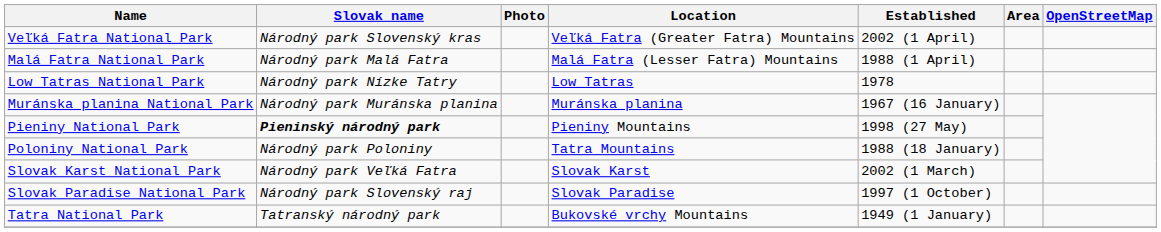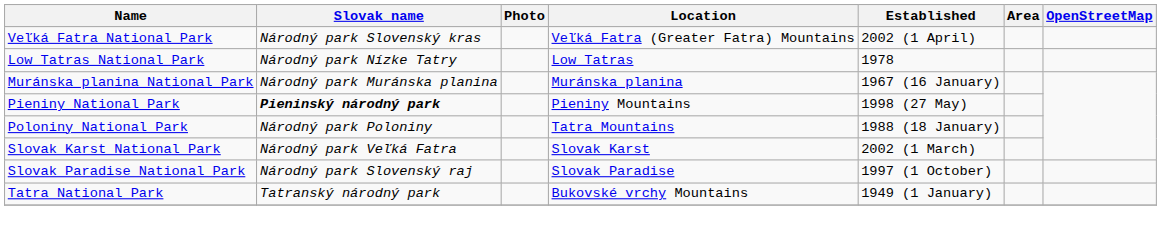- row: (106, 60)
